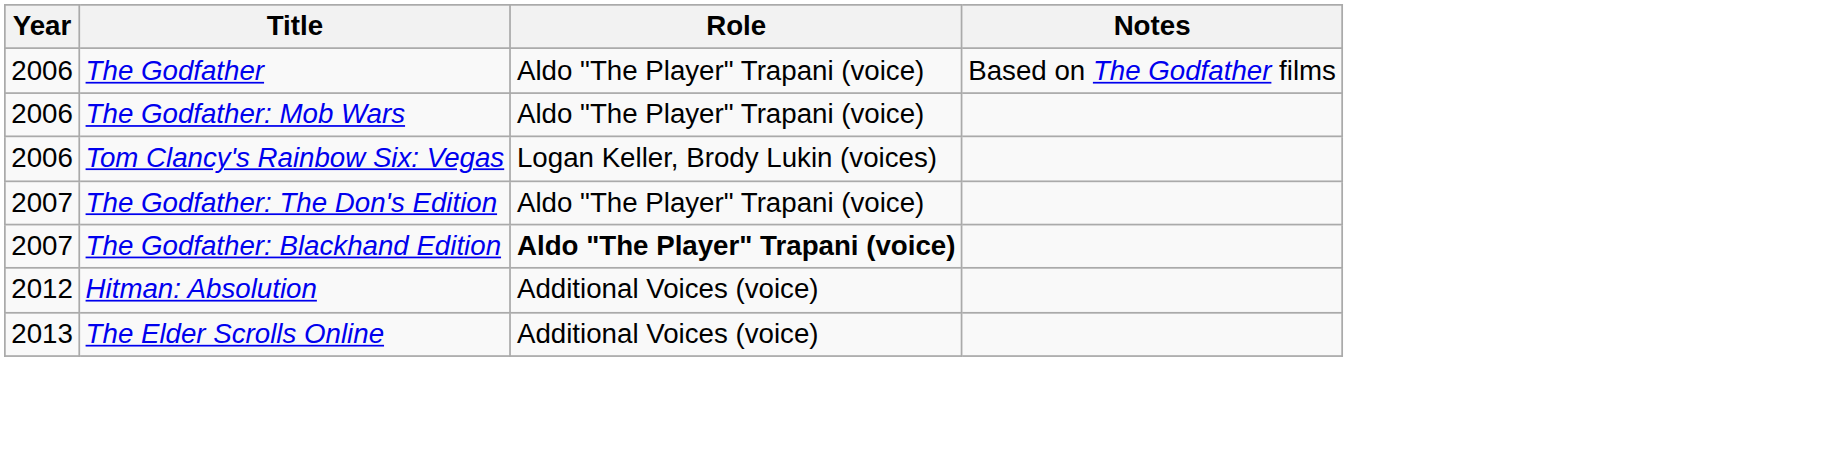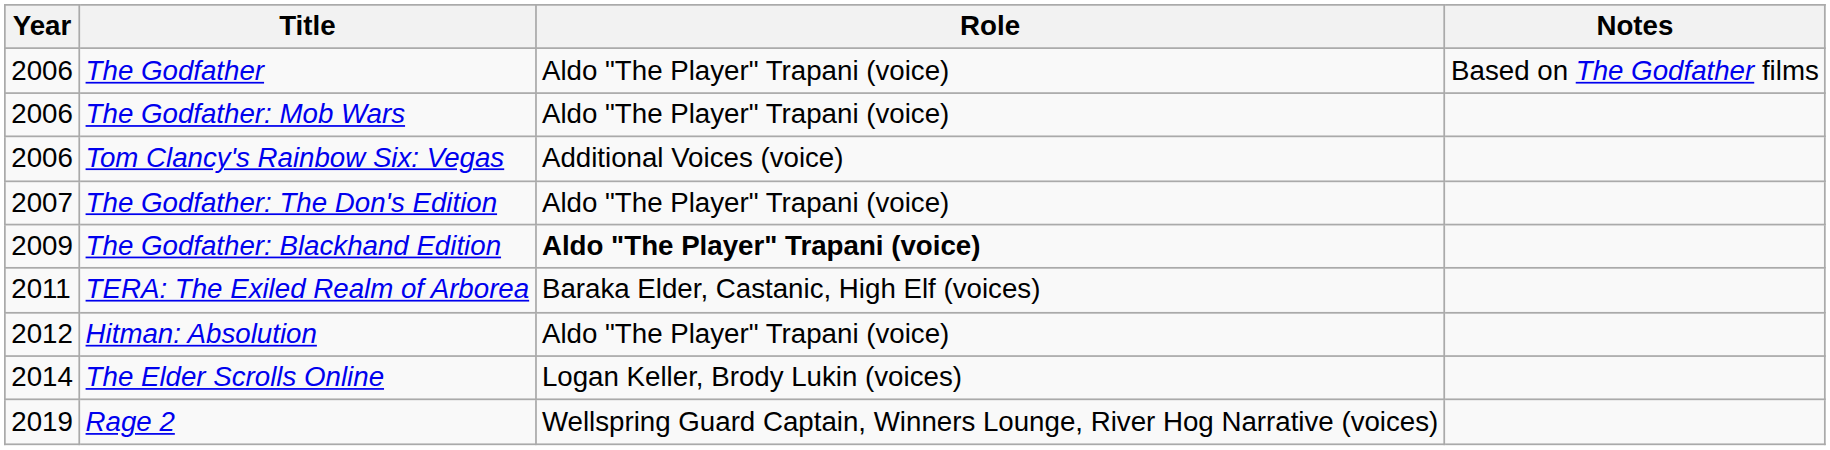(727, 158) Logan Keller, Brody Lukin (voices) -> (693, 158) Additional Voices (voice)
(42, 245) 2007 -> (42, 245) 2009
+ row: (307, 289)
(668, 289) Additional Voices (voice) -> (746, 333) Aldo "The Player" Trapani (voice)
(42, 333) 2013 -> (42, 377) 2014
(668, 333) Additional Voices (voice) -> (752, 377) Logan Keller, Brody Lukin (voices)
+ row: (130, 421)
